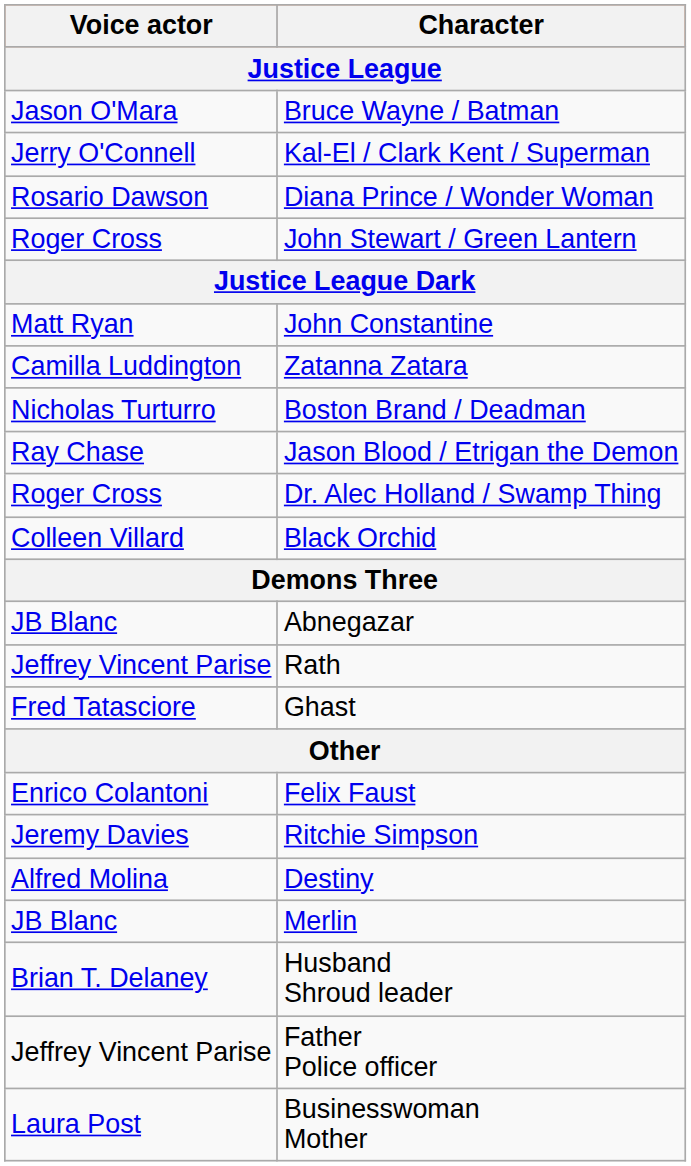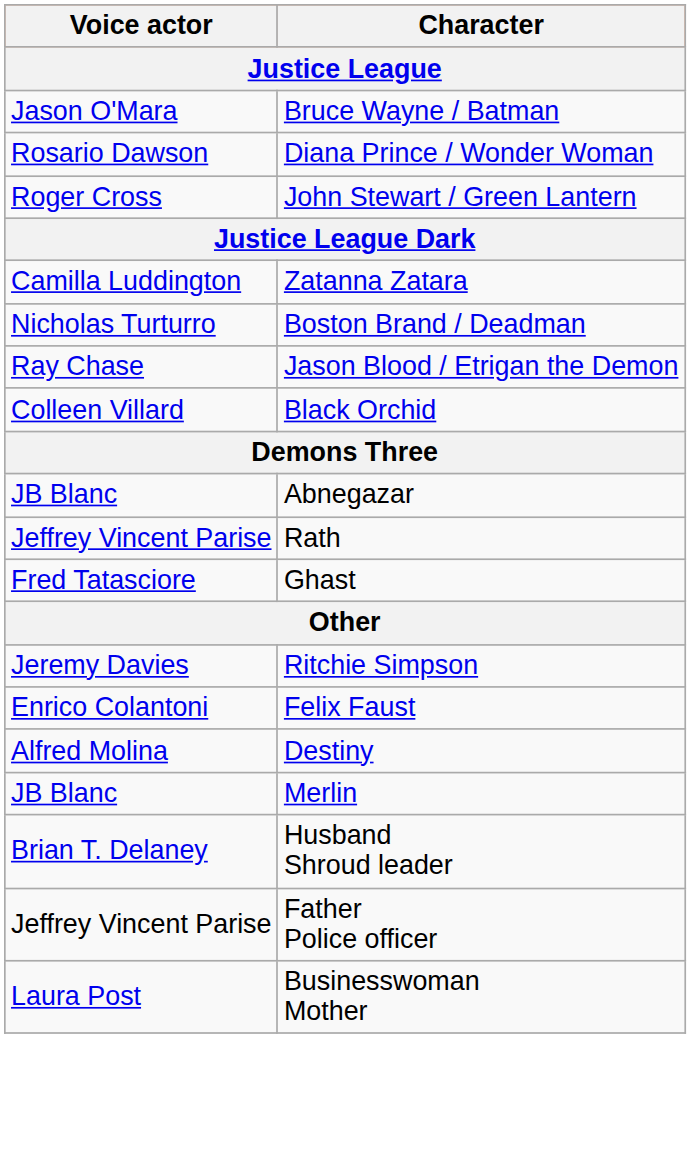- row: (467, 153)
- row: (389, 324)
- row: (473, 494)
rows swapped: (350, 793) <-> (381, 835)
